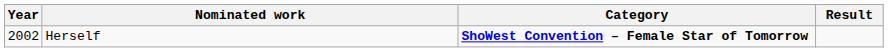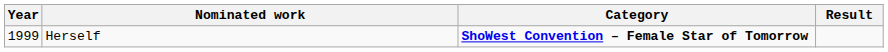(23, 37) 2002 -> (23, 37) 1999
